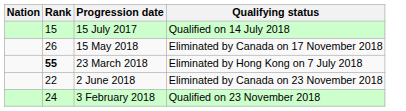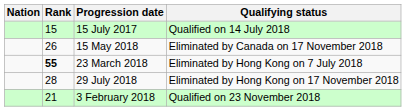- row: (106, 81)
+ row: (107, 81)
(51, 98) 24 -> (51, 98) 21
